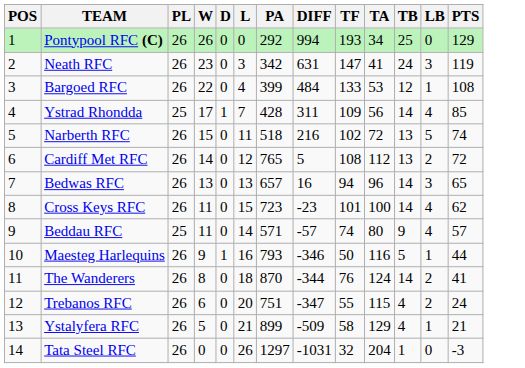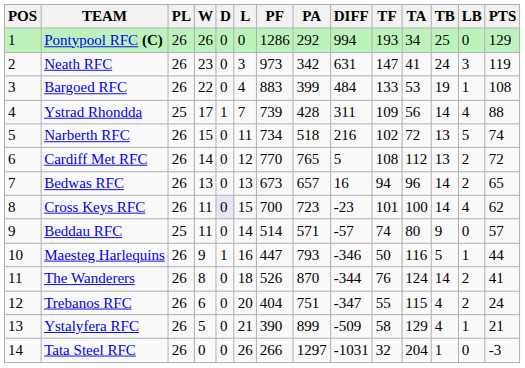+ column: (275, 16)
(405, 87) 12 -> (442, 87) 19
(459, 111) 85 -> (496, 111) 88
(428, 183) 3 -> (465, 183) 2
(224, 207) no background -> (224, 207) lavender background
(428, 231) 4 -> (465, 231) 0
